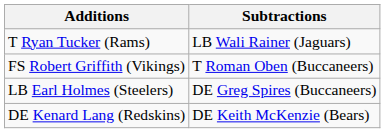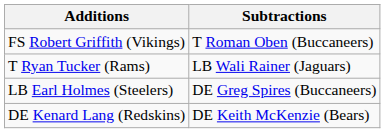rows swapped: (79, 41) <-> (96, 66)
